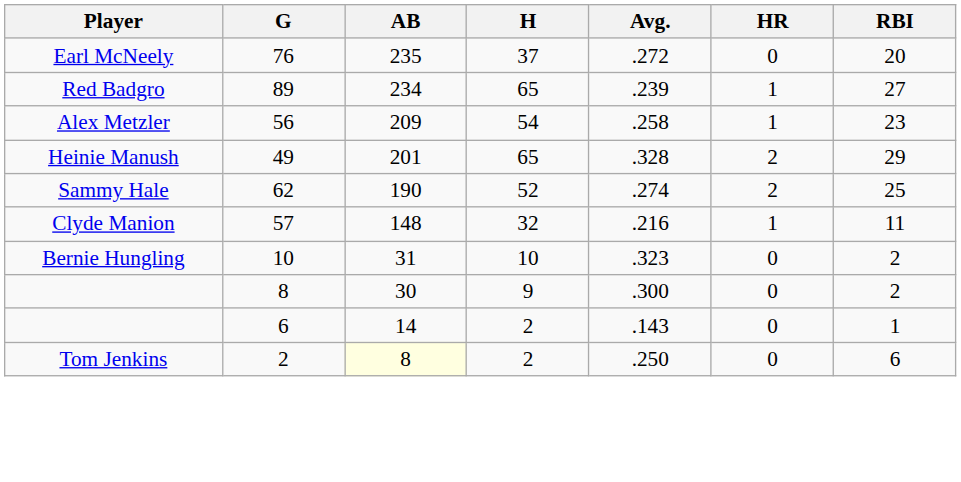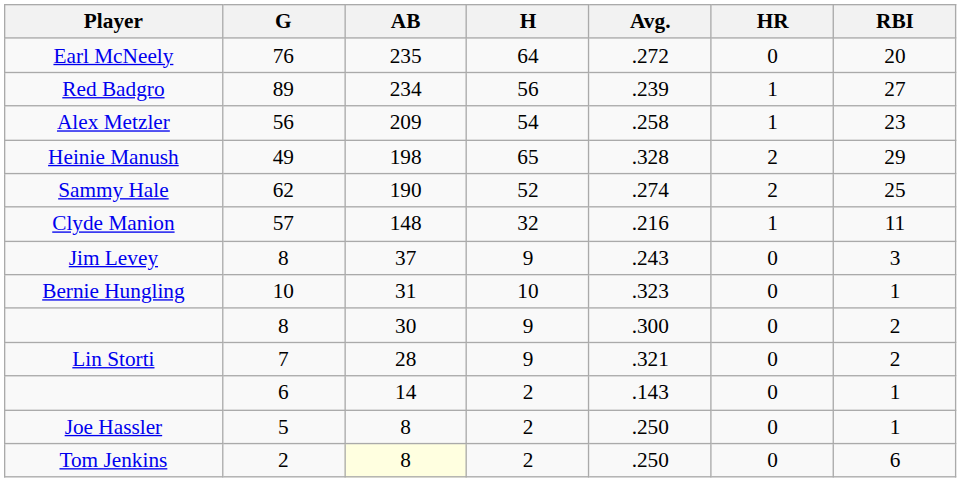(528, 55) 37 -> (528, 55) 64
(528, 88) 65 -> (528, 88) 56
(406, 156) 201 -> (406, 156) 198
+ row: (113, 257)
(895, 257) 2 -> (895, 291) 1
+ row: (113, 358)
+ row: (113, 426)
